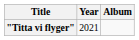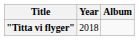(89, 27) 2021 -> (89, 27) 2018
